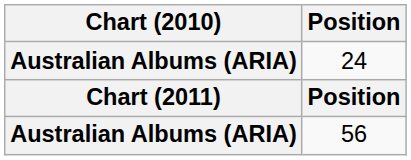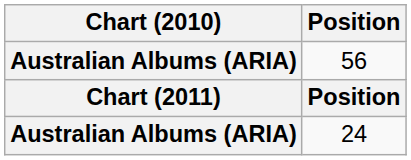rows swapped: (354, 60) <-> (354, 135)
